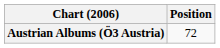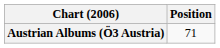(191, 33) 72 -> (191, 33) 71
